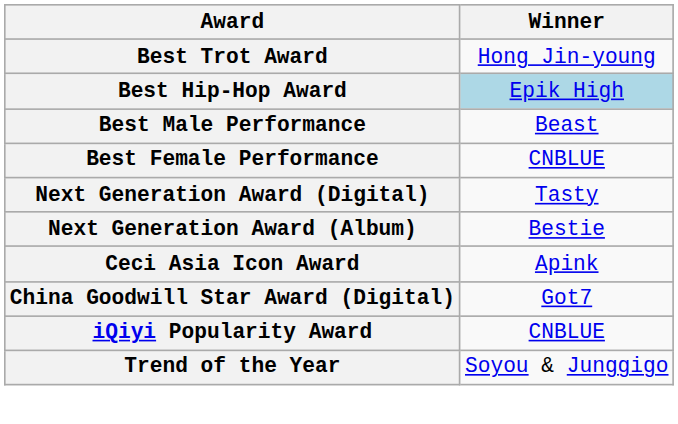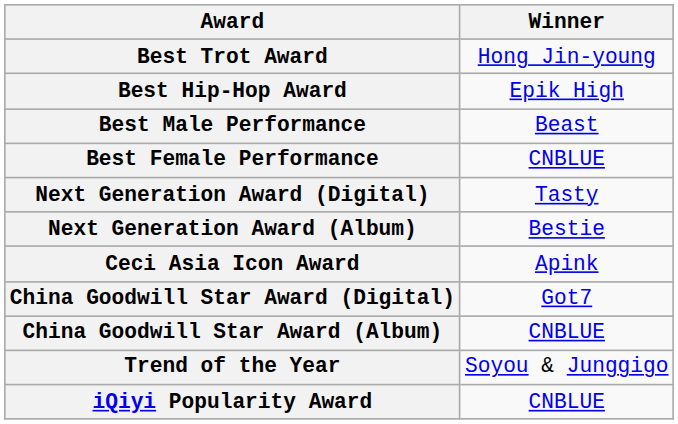(567, 91) lightblue background -> (567, 91) no background
+ row: (232, 333)
rows swapped: (232, 333) <-> (232, 367)
